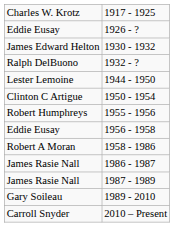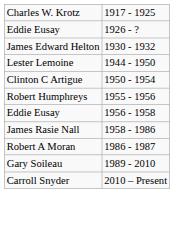- row: (122, 63)
(41, 146) Robert A Moran -> (43, 130) James Rasie Nall
(43, 163) James Rasie Nall -> (41, 146) Robert A Moran
- row: (130, 180)
